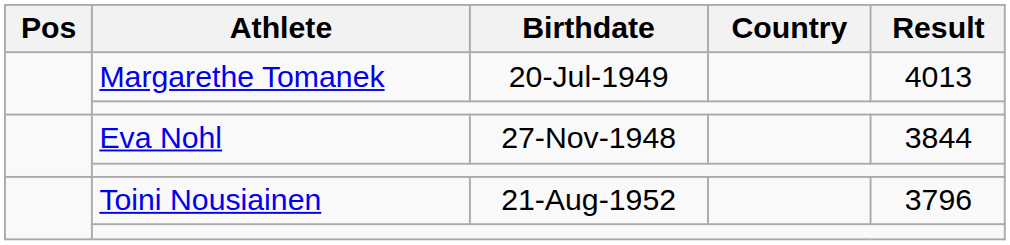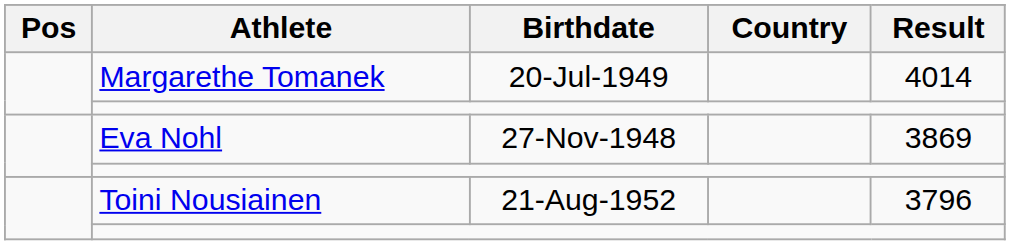(938, 76) 4013 -> (938, 76) 4014
(938, 138) 3844 -> (938, 138) 3869
